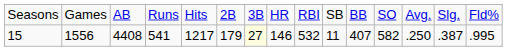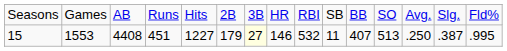(79, 35) 1556 -> (79, 35) 1553
(159, 35) 541 -> (159, 35) 451
(199, 35) 1217 -> (199, 35) 1227
(388, 35) 582 -> (388, 35) 513
